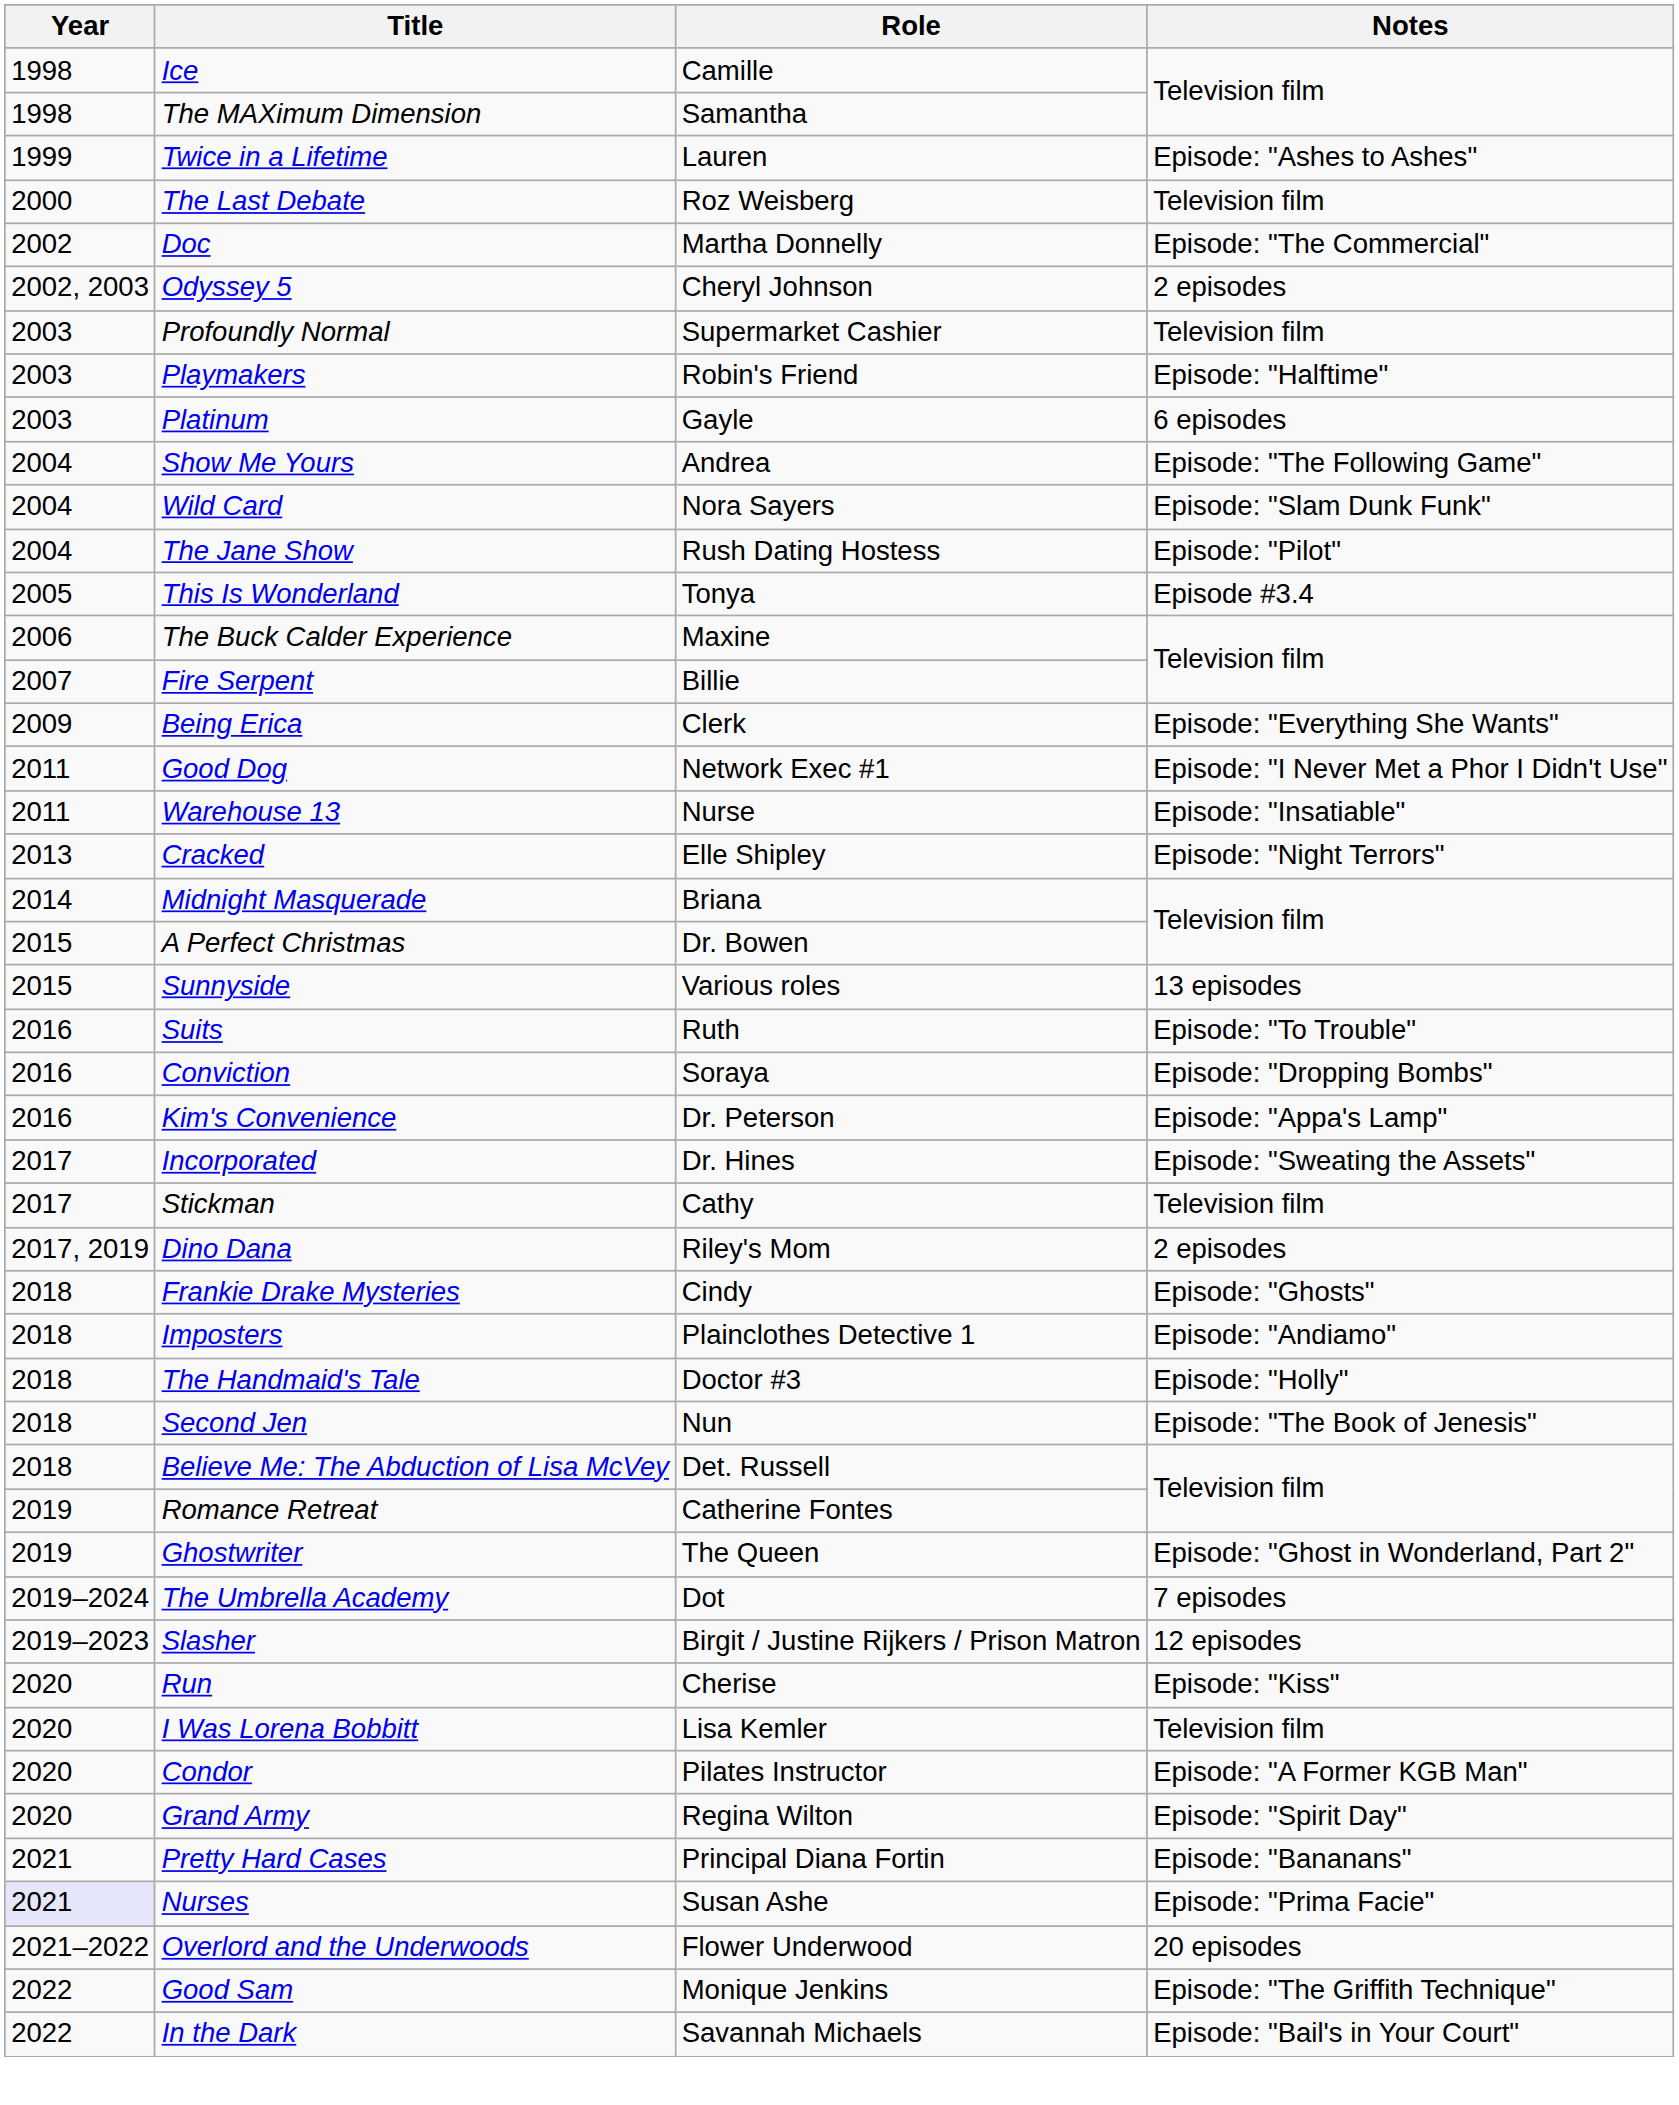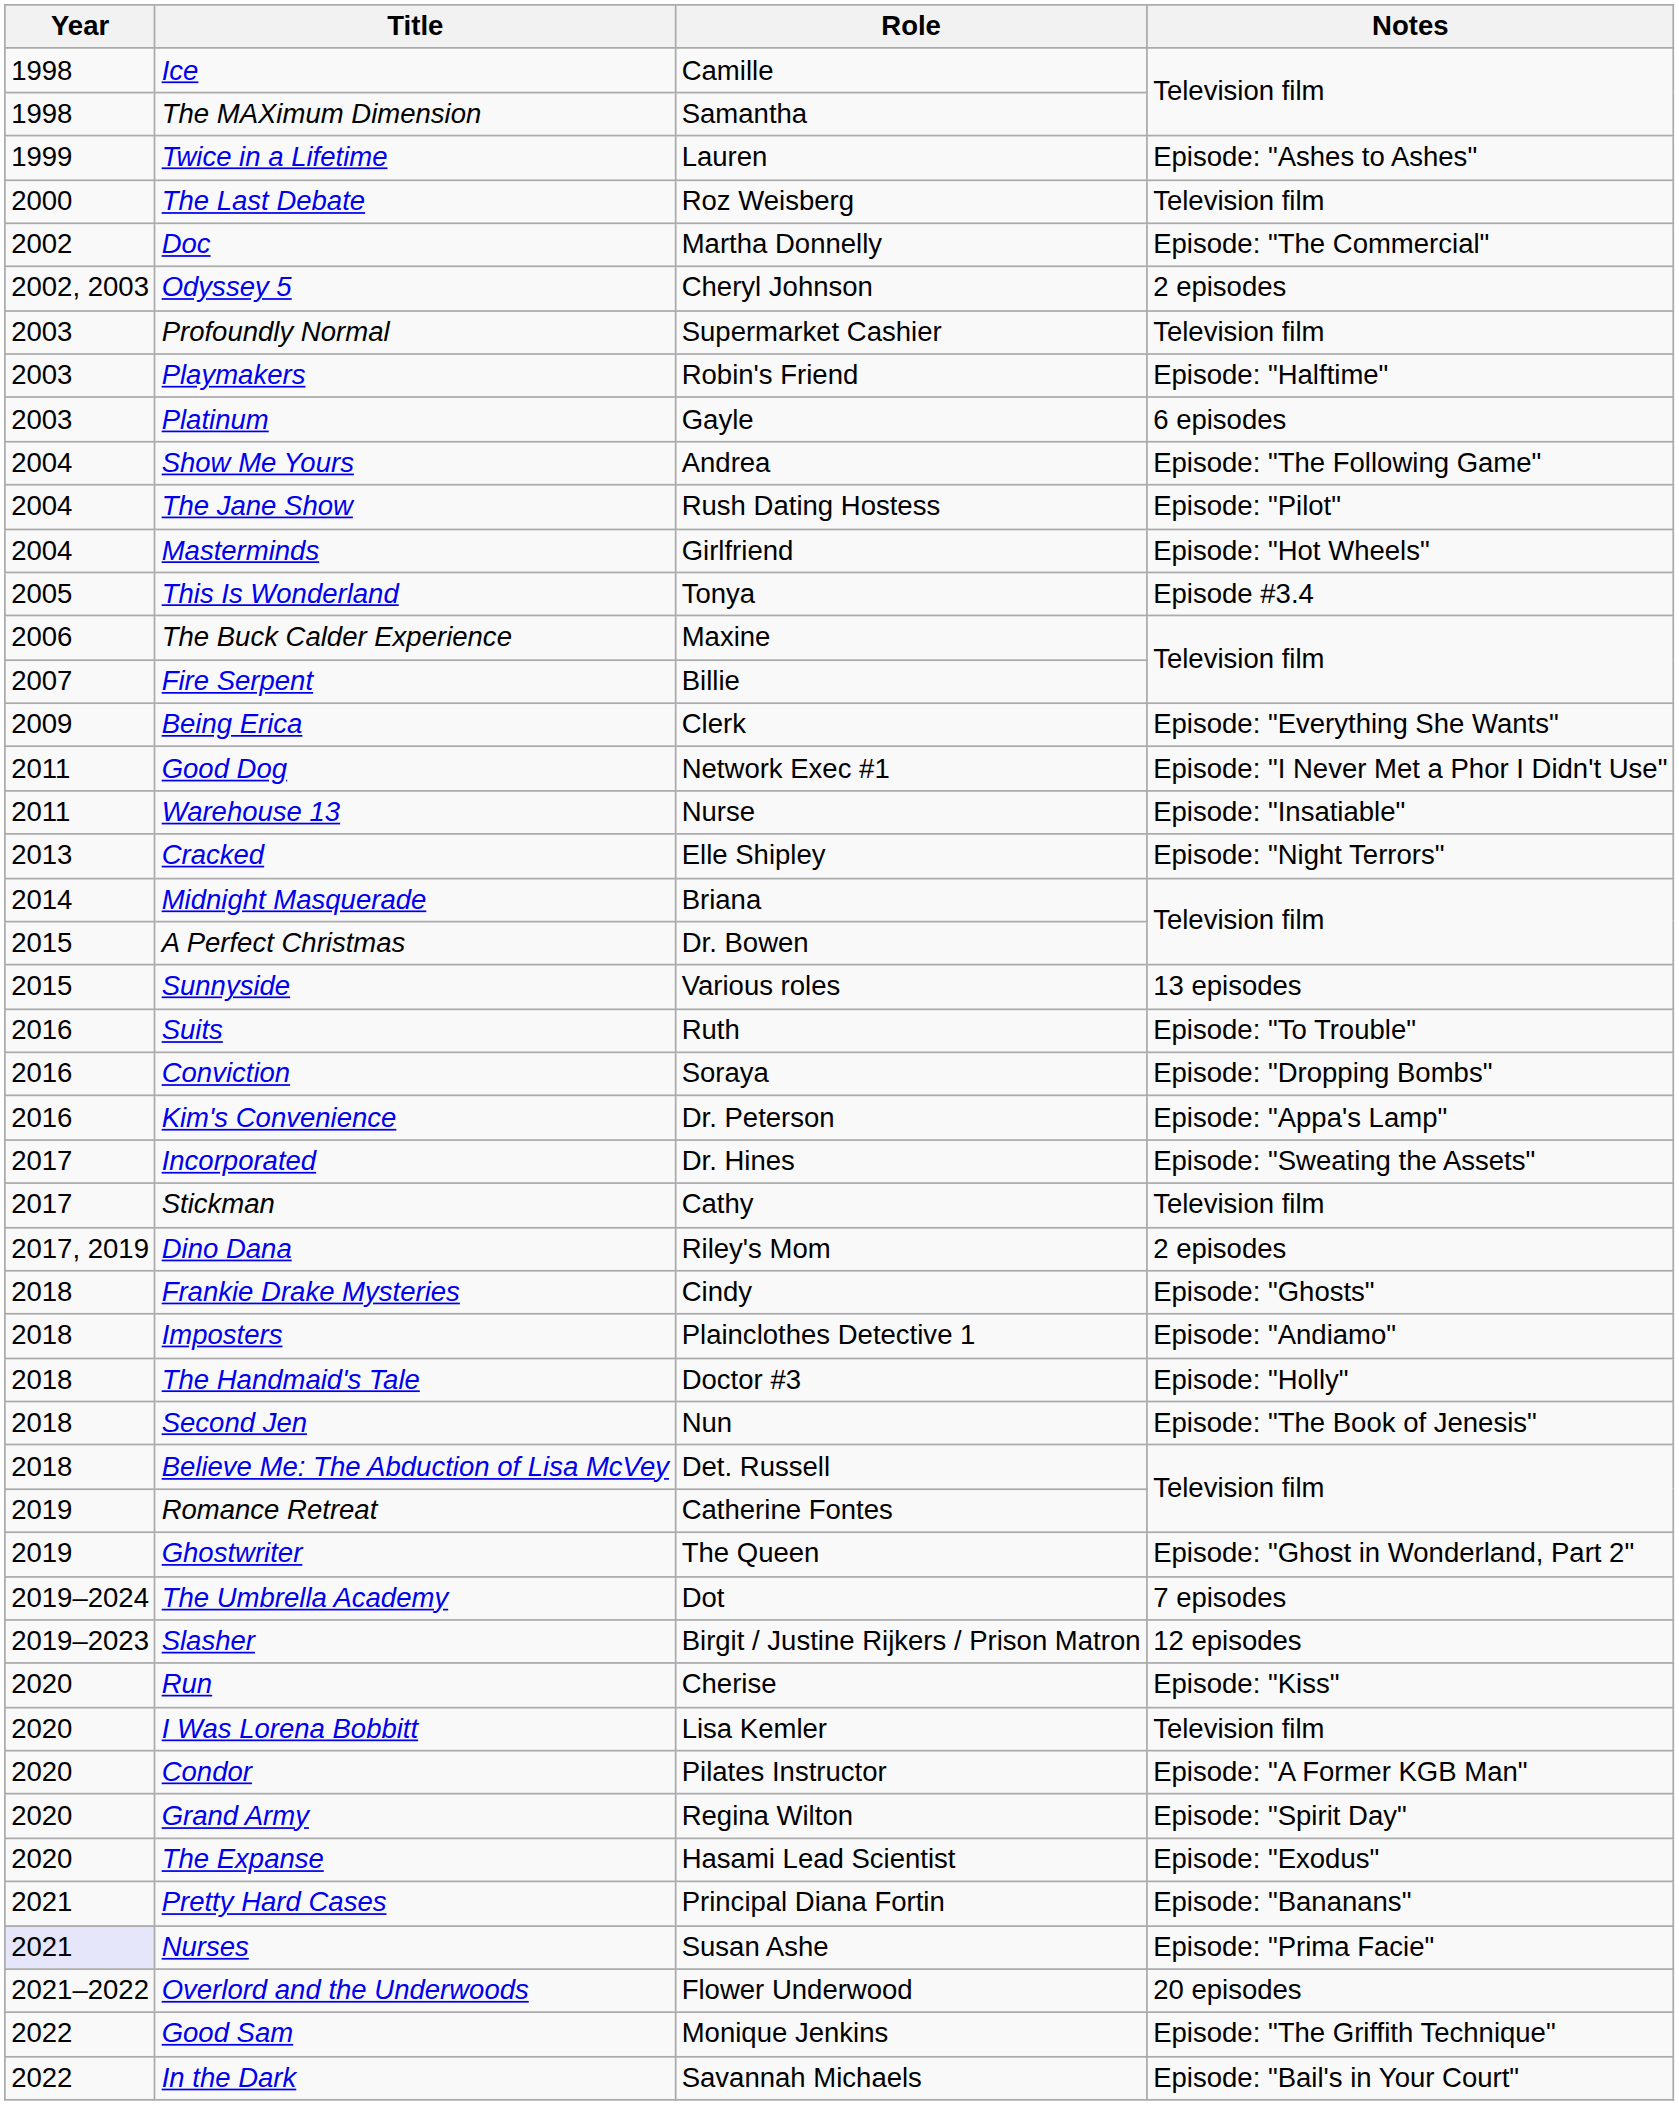- row: (222, 506)
+ row: (240, 550)
+ row: (243, 1859)
